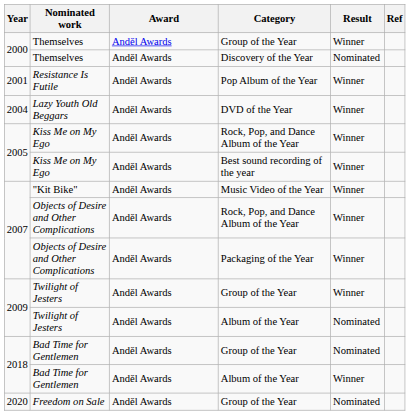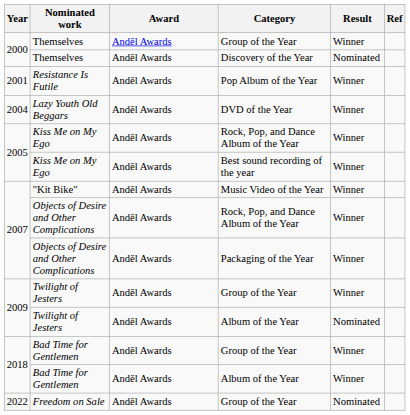(356, 350) Nominated -> (349, 350) Winner
(17, 401) 2020 -> (17, 401) 2022
